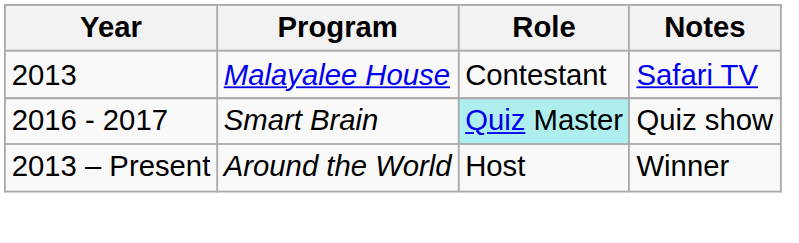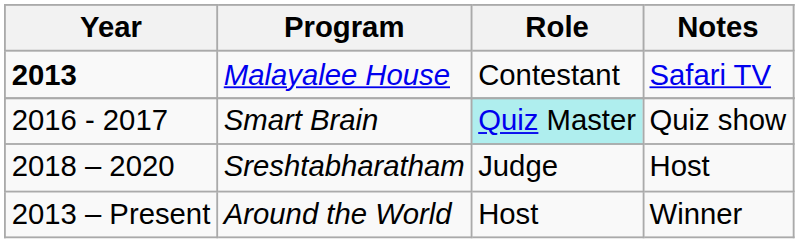(44, 74) normal -> (44, 74) bold
+ row: (344, 167)
